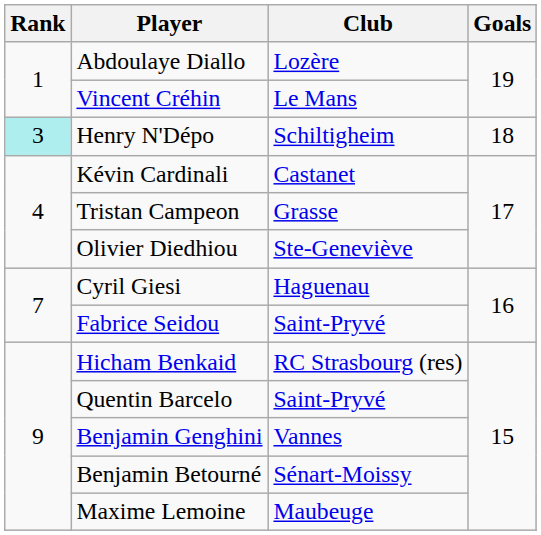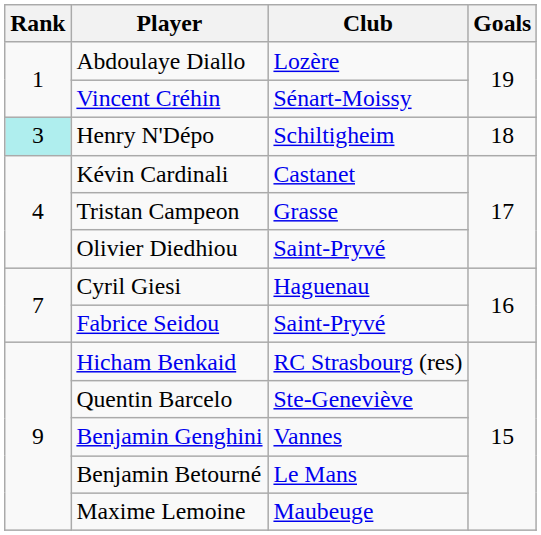(315, 98) Le Mans -> (343, 98) Sénart-Moissy
(343, 248) Ste-Geneviève -> (329, 248) Saint-Pryvé
(329, 398) Saint-Pryvé -> (343, 398) Ste-Geneviève
(343, 473) Sénart-Moissy -> (315, 473) Le Mans
